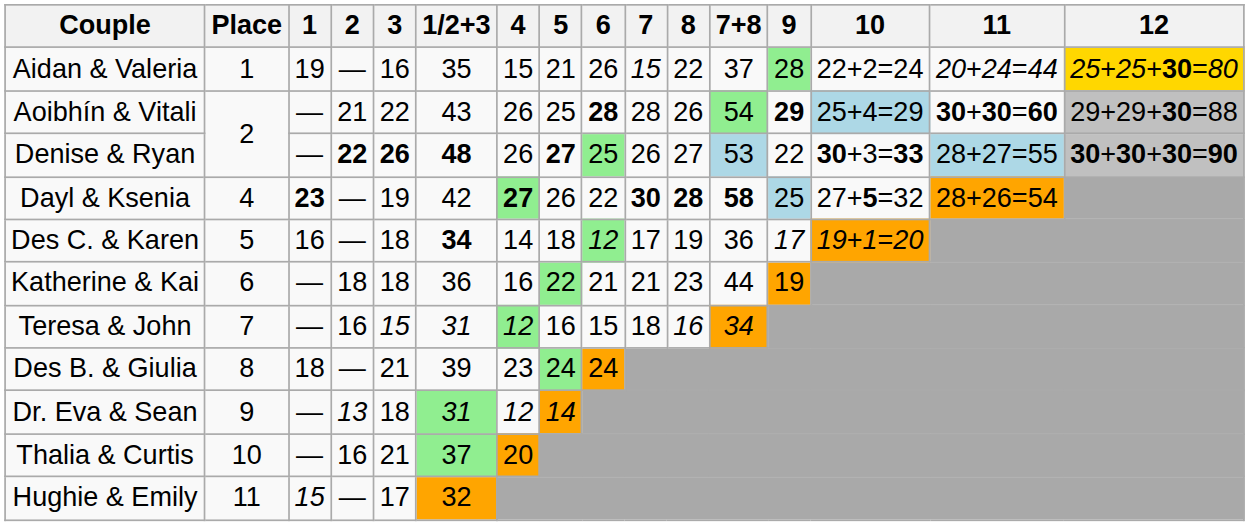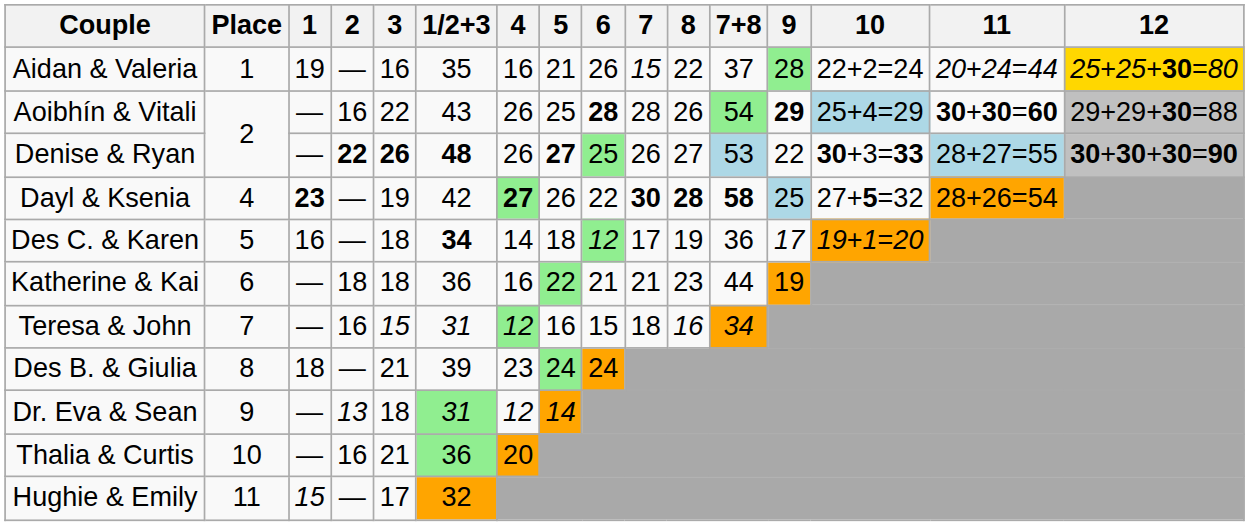(518, 68) 15 -> (518, 68) 16
(352, 111) 21 -> (352, 111) 16
(456, 454) 37 -> (456, 454) 36
